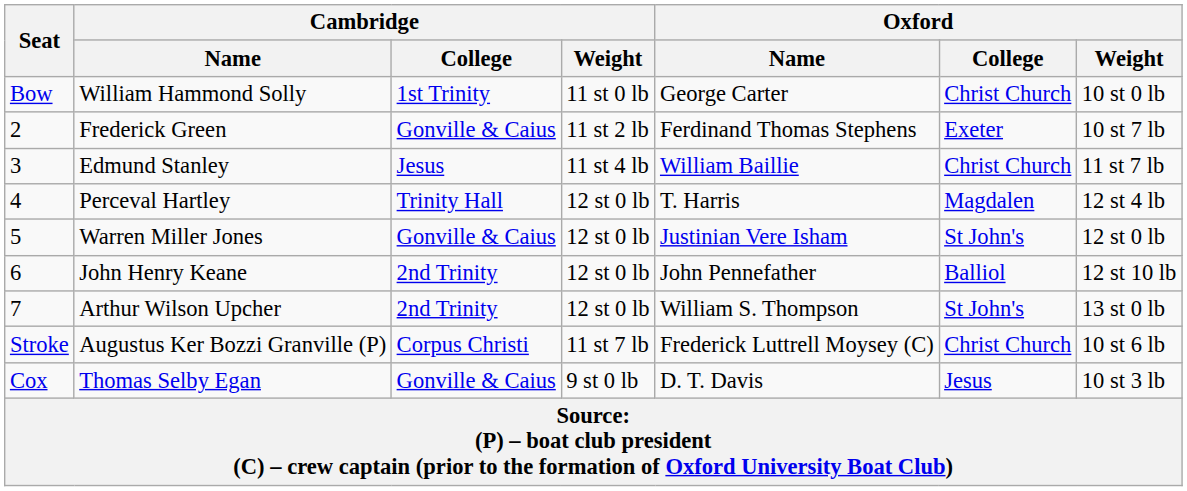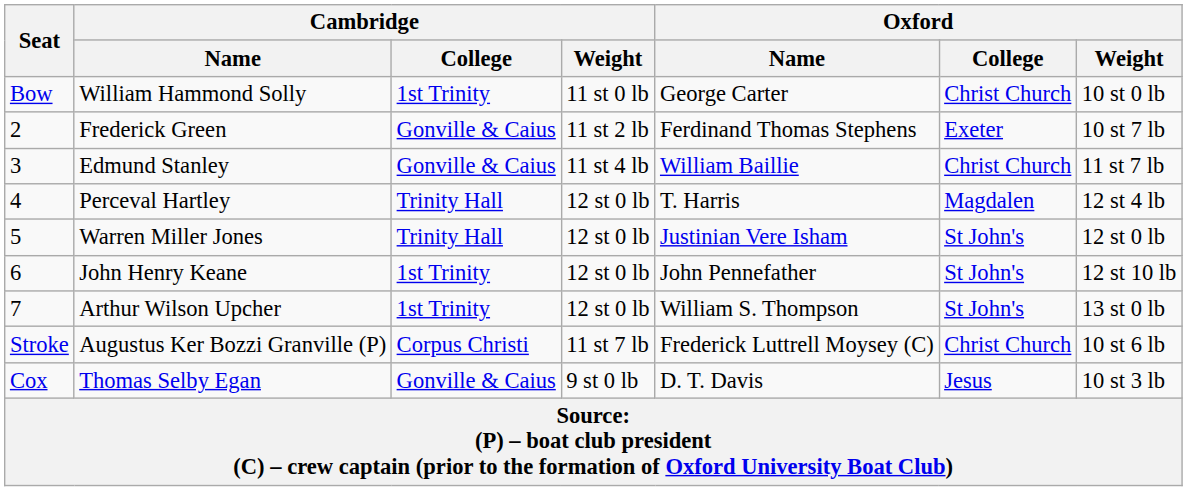(420, 165) Jesus -> (476, 165) Gonville & Caius
(476, 237) Gonville & Caius -> (450, 237) Trinity Hall
(447, 272) 2nd Trinity -> (443, 272) 1st Trinity
(975, 272) Balliol -> (984, 272) St John's
(447, 308) 2nd Trinity -> (443, 308) 1st Trinity
